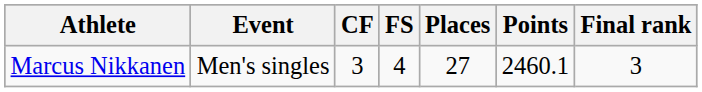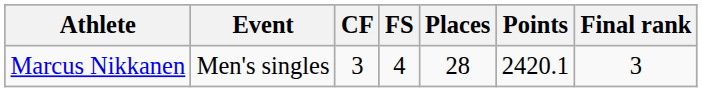(458, 65) 27 -> (458, 65) 28
(535, 65) 2460.1 -> (535, 65) 2420.1
